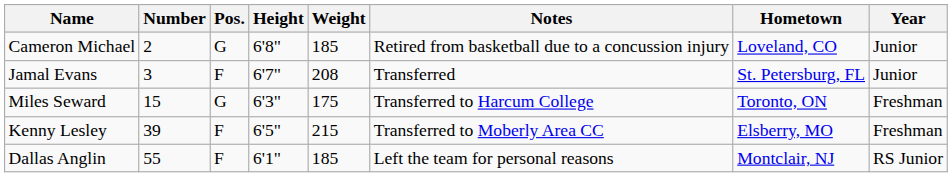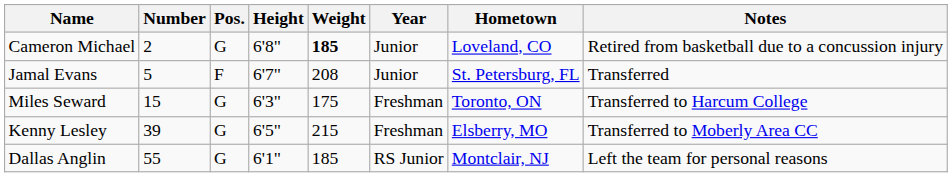columns swapped: (908, 18) <-> (551, 18)
(325, 46) normal -> (325, 46) bold
(148, 74) 3 -> (148, 74) 5
(219, 130) F -> (220, 130) G
(219, 158) F -> (220, 158) G
